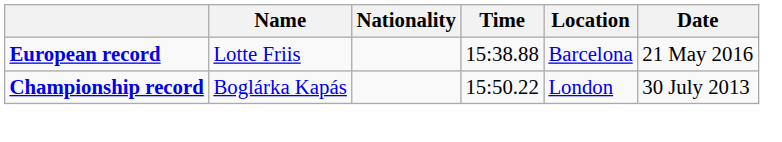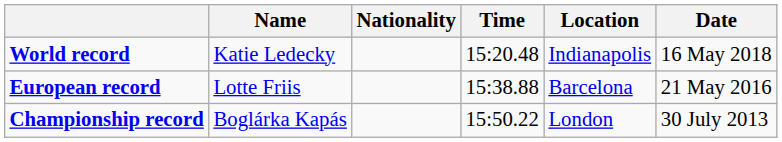+ row: (70, 53)
